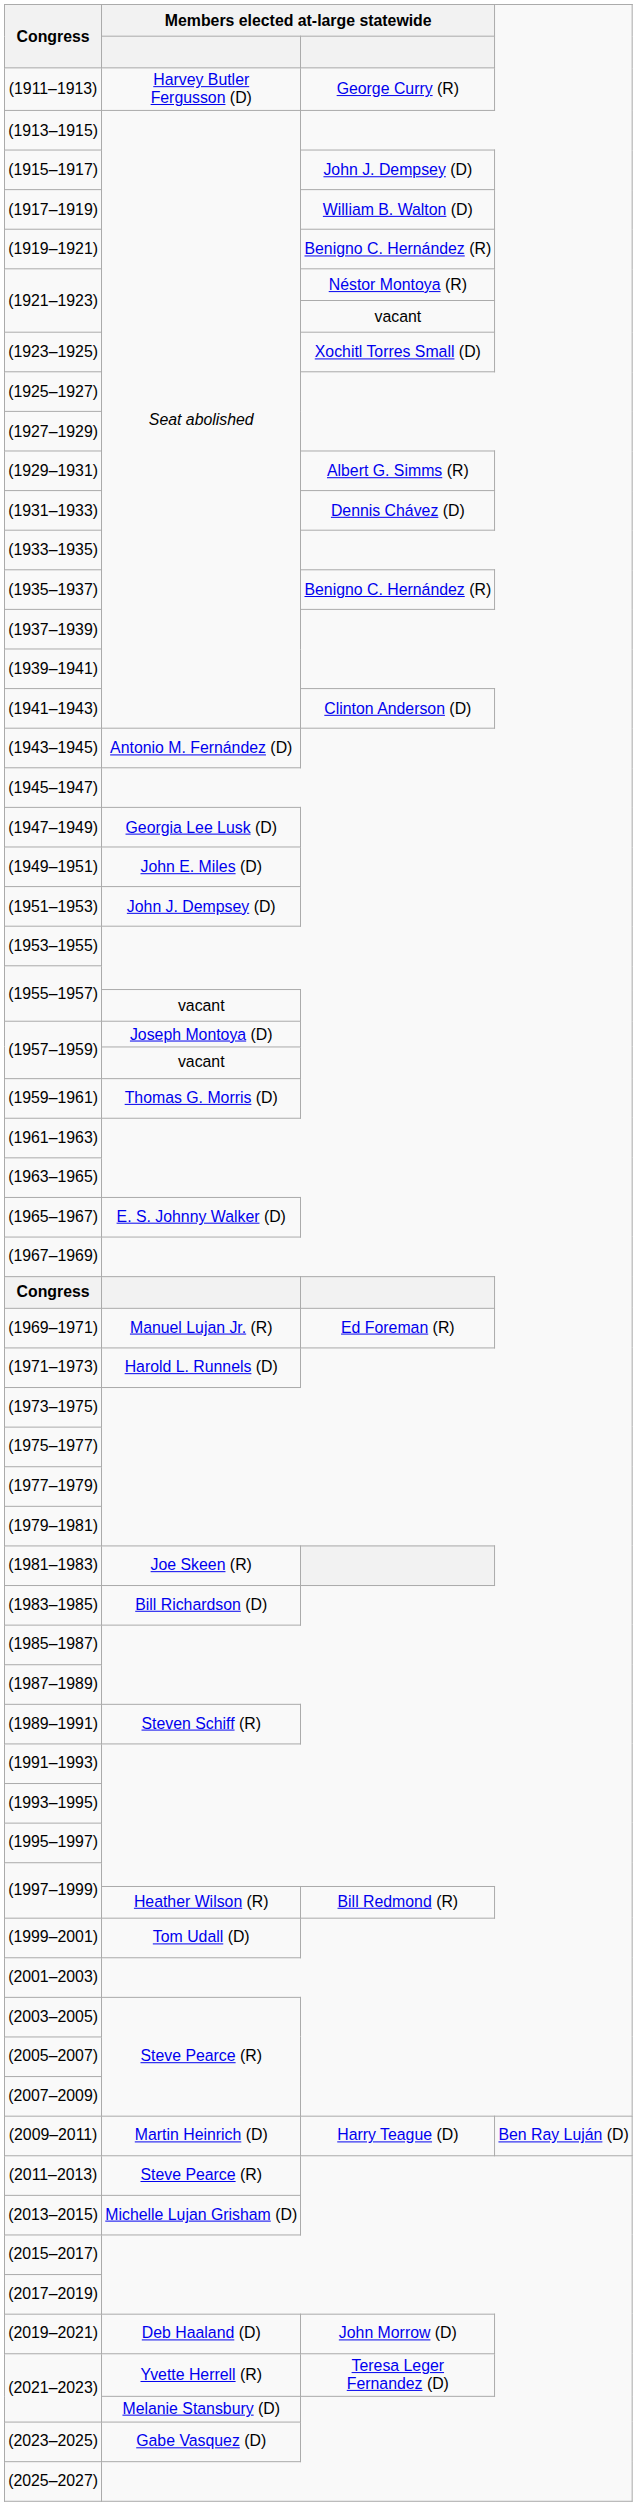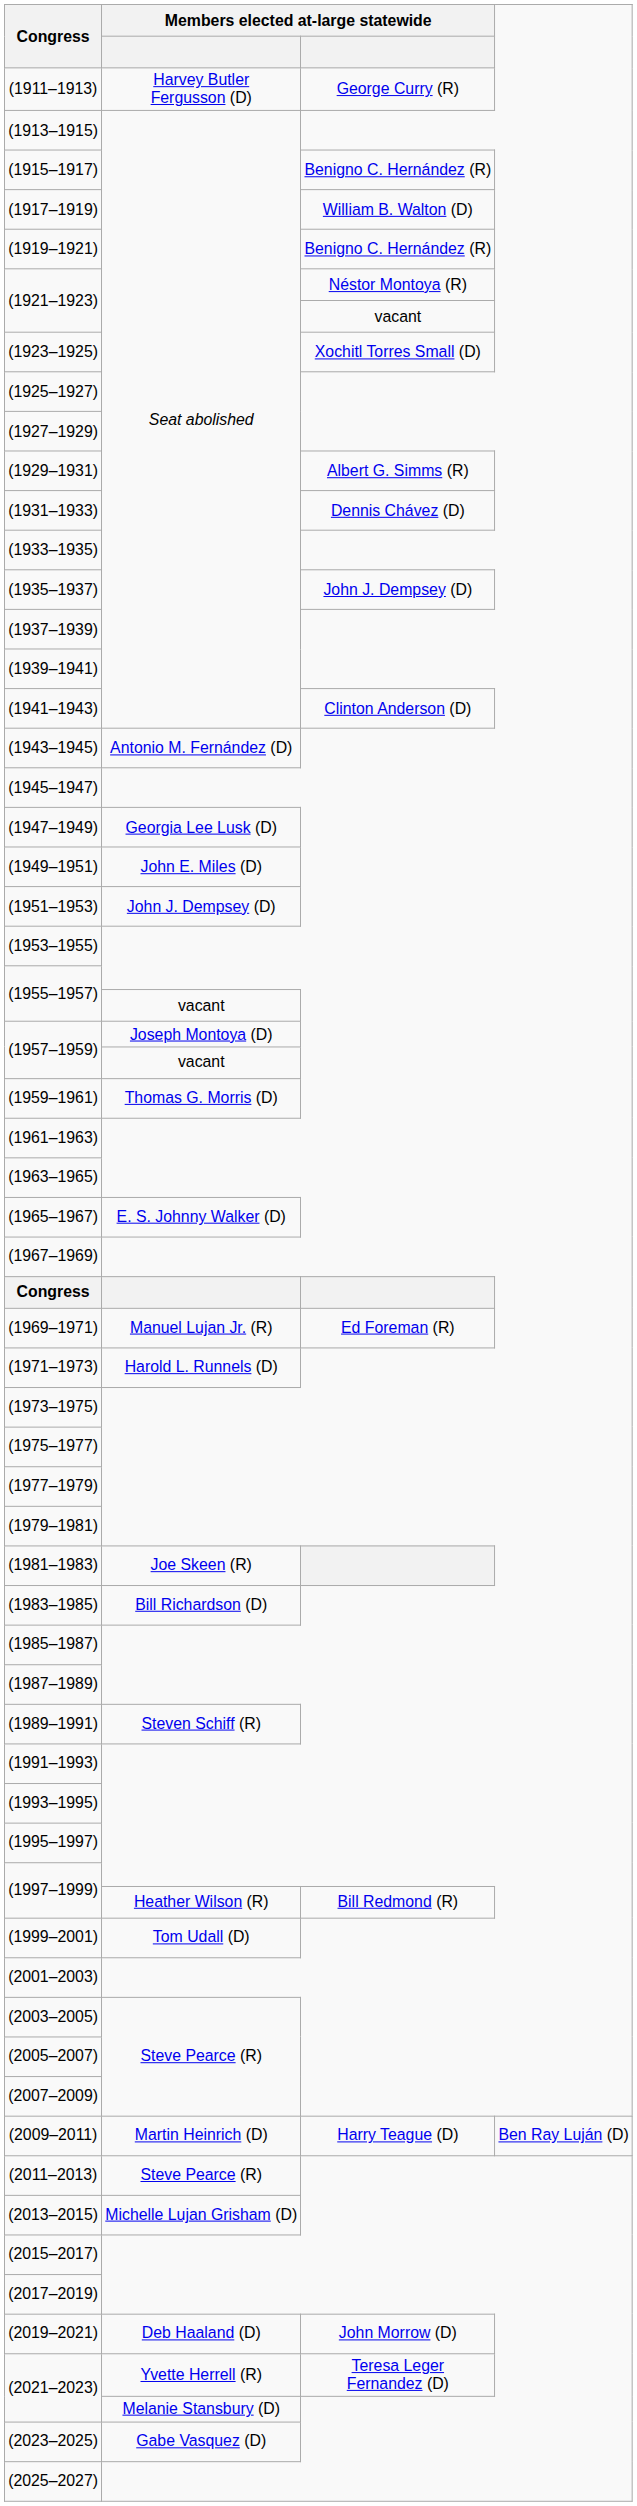(398, 170) John J. Dempsey (D) -> (398, 170) Benigno C. Hernández (R)
(398, 589) Benigno C. Hernández (R) -> (398, 589) John J. Dempsey (D)
